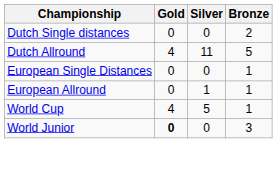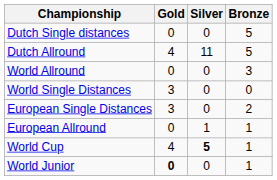(249, 33) 2 -> (249, 33) 5
+ row: (46, 71)
+ row: (69, 90)
(171, 71) 0 -> (171, 109) 3
(249, 71) 1 -> (249, 109) 2
(207, 109) normal -> (207, 147) bold
(249, 128) 3 -> (249, 166) 1
